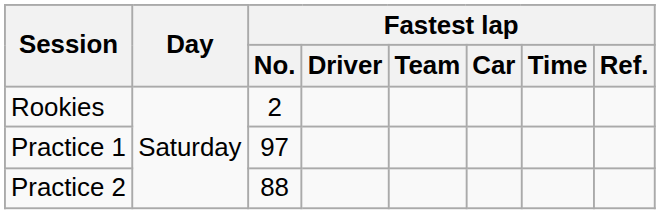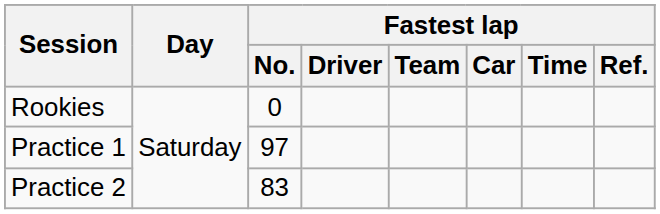(275, 106) 2 -> (275, 106) 0
(275, 188) 88 -> (275, 188) 83
